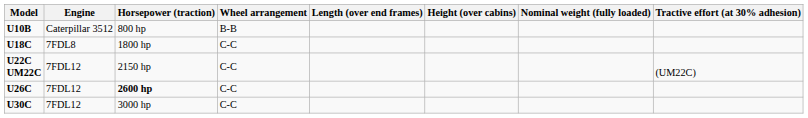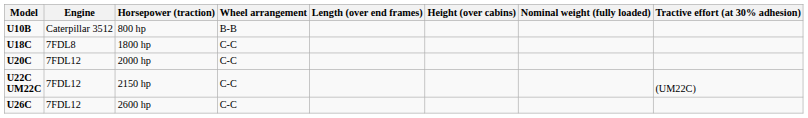+ row: (19, 61)
(135, 89) bold -> (134, 105) normal
- row: (19, 105)
